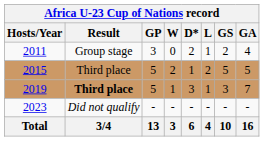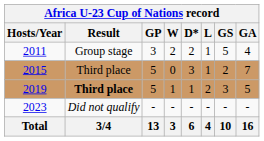(173, 51) 0 -> (173, 51) 2
(225, 51) 2 -> (225, 51) 5
(173, 70) 2 -> (173, 70) 0
(191, 70) 1 -> (191, 70) 3
(208, 70) 2 -> (208, 70) 1
(225, 70) 5 -> (225, 70) 2
(248, 70) 5 -> (248, 70) 7
(191, 88) 3 -> (191, 88) 1
(208, 88) 1 -> (208, 88) 2
(248, 88) 7 -> (248, 88) 5
